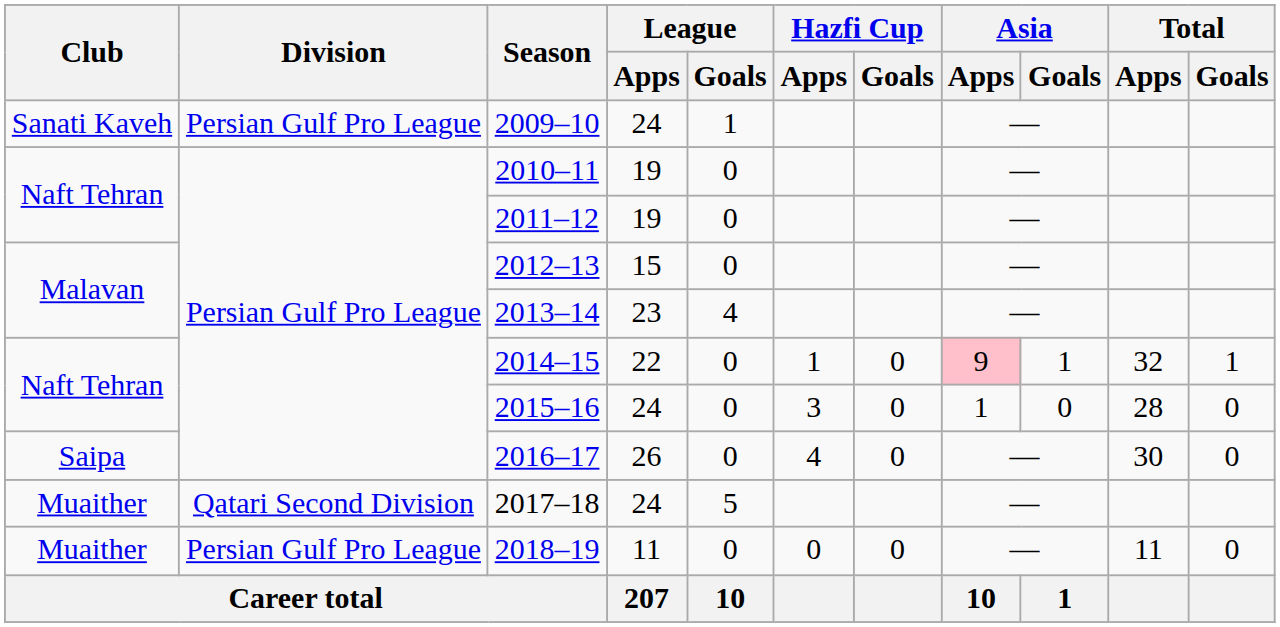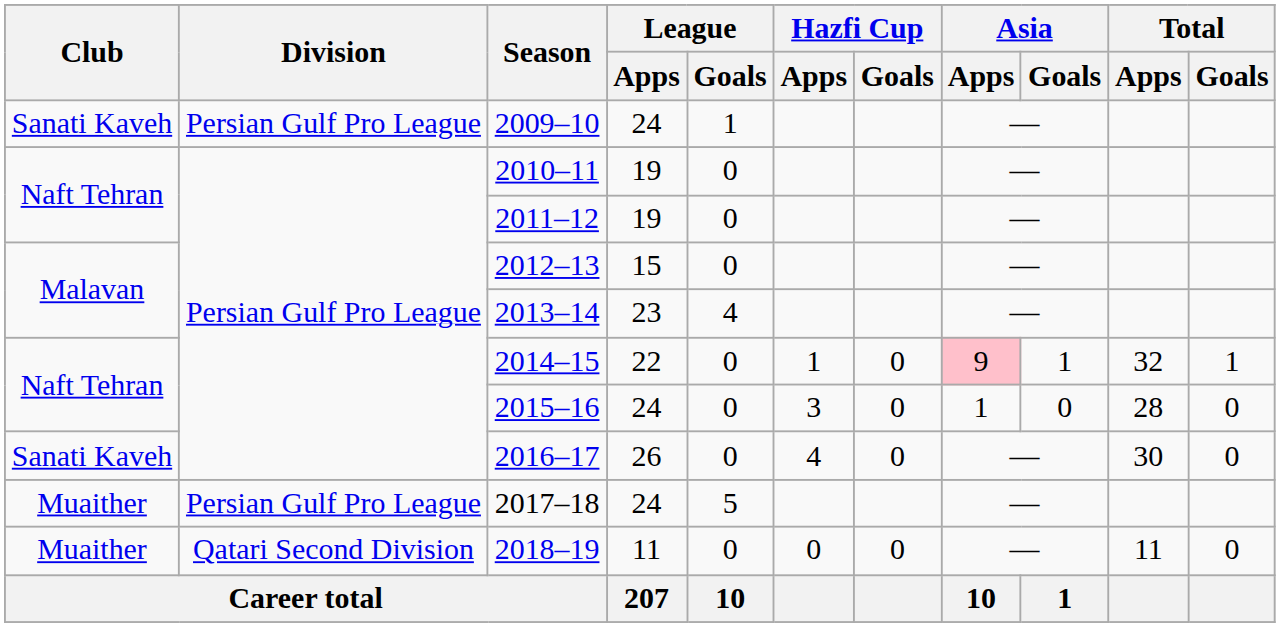(92, 455) Saipa -> (92, 455) Sanati Kaveh
(333, 502) Qatari Second Division -> (333, 502) Persian Gulf Pro League
(333, 550) Persian Gulf Pro League -> (333, 550) Qatari Second Division
